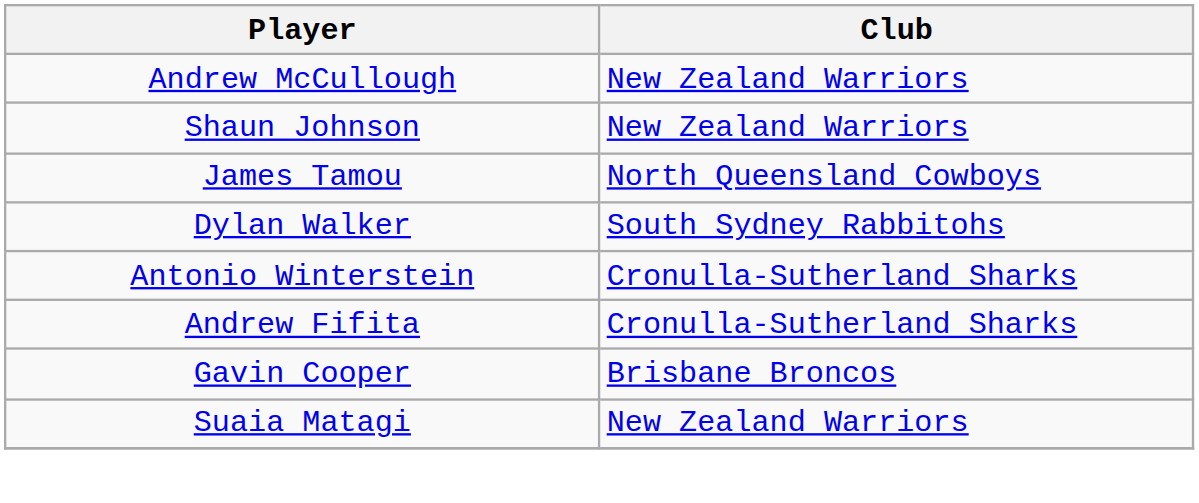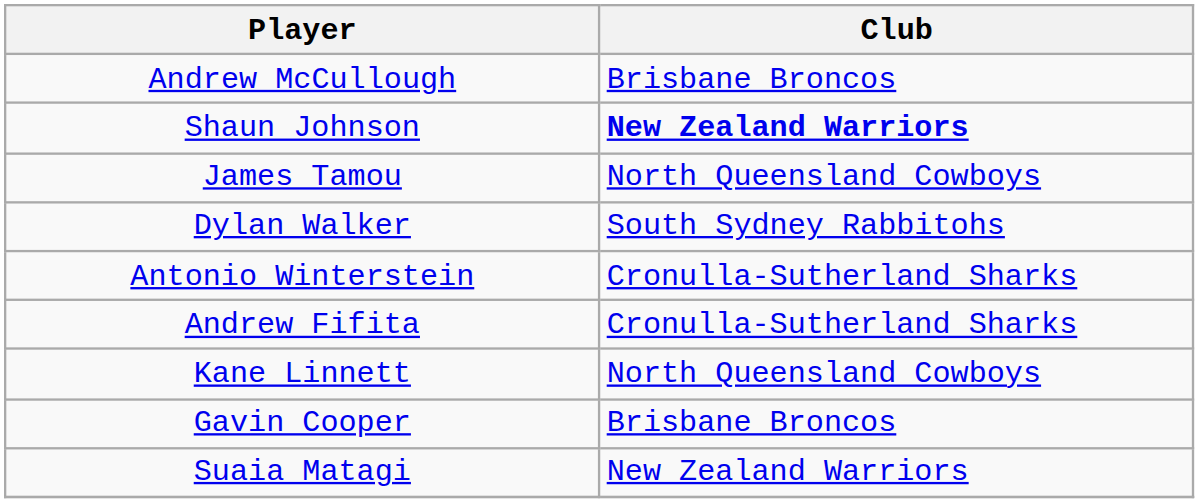(788, 79) New Zealand Warriors -> (751, 79) Brisbane Broncos
(788, 128) normal -> (788, 128) bold
+ row: (302, 374)
